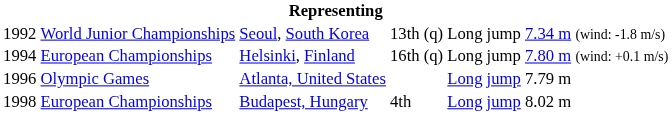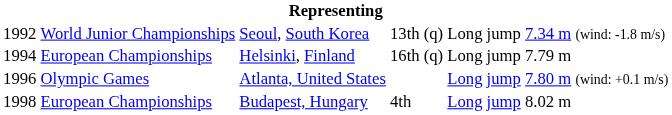(597, 56) 7.80 m (wind: +0.1 m/s) -> (548, 56) 7.79 m
(548, 79) 7.79 m -> (597, 79) 7.80 m (wind: +0.1 m/s)
